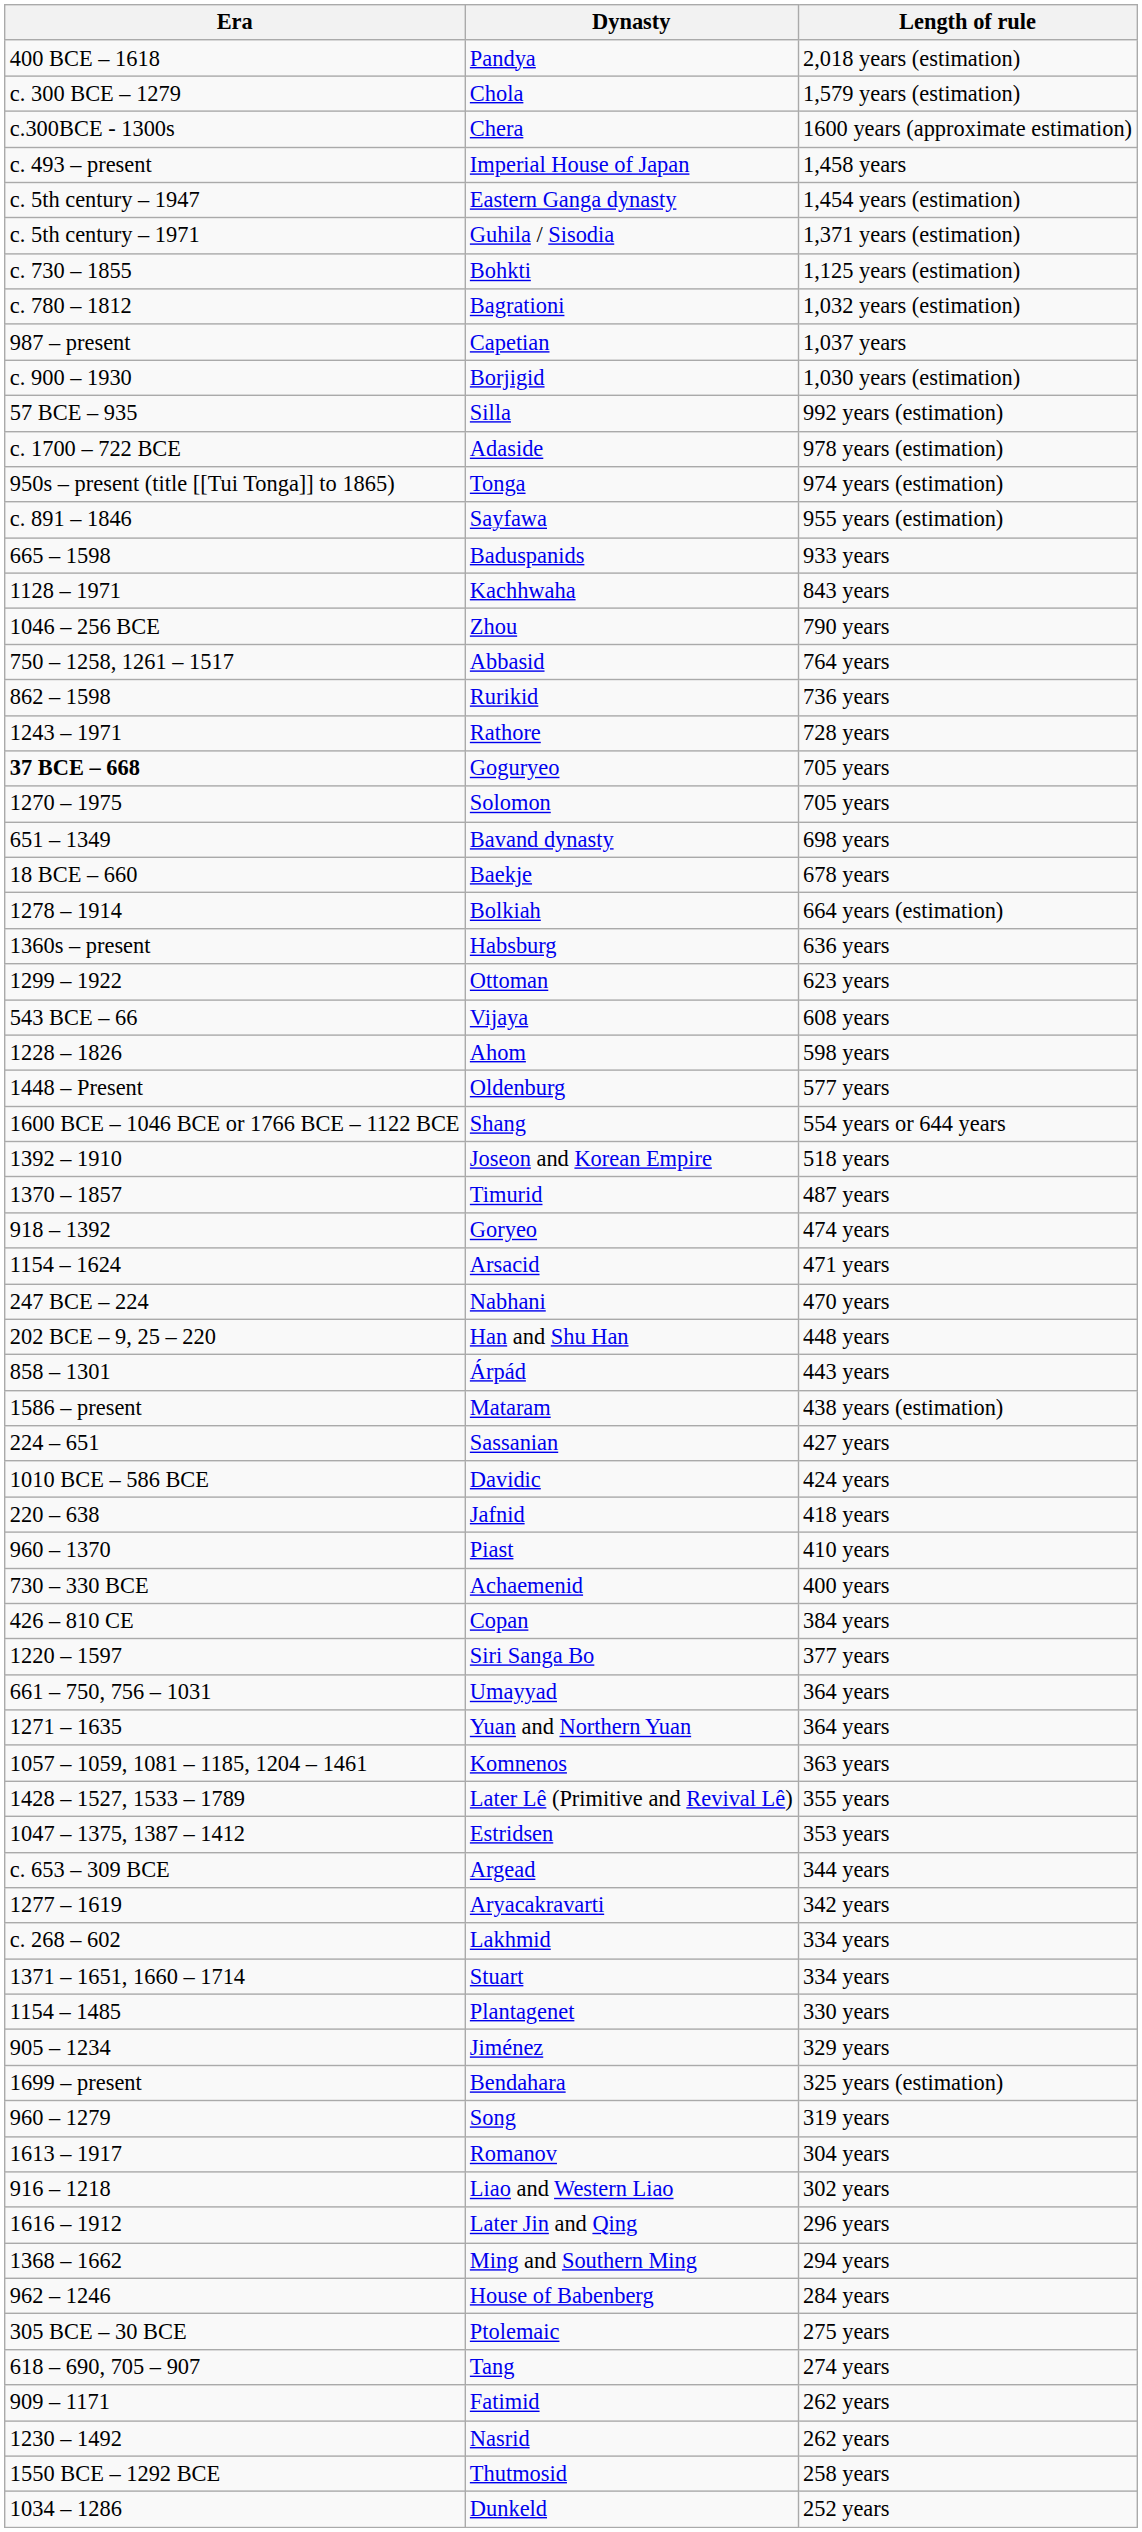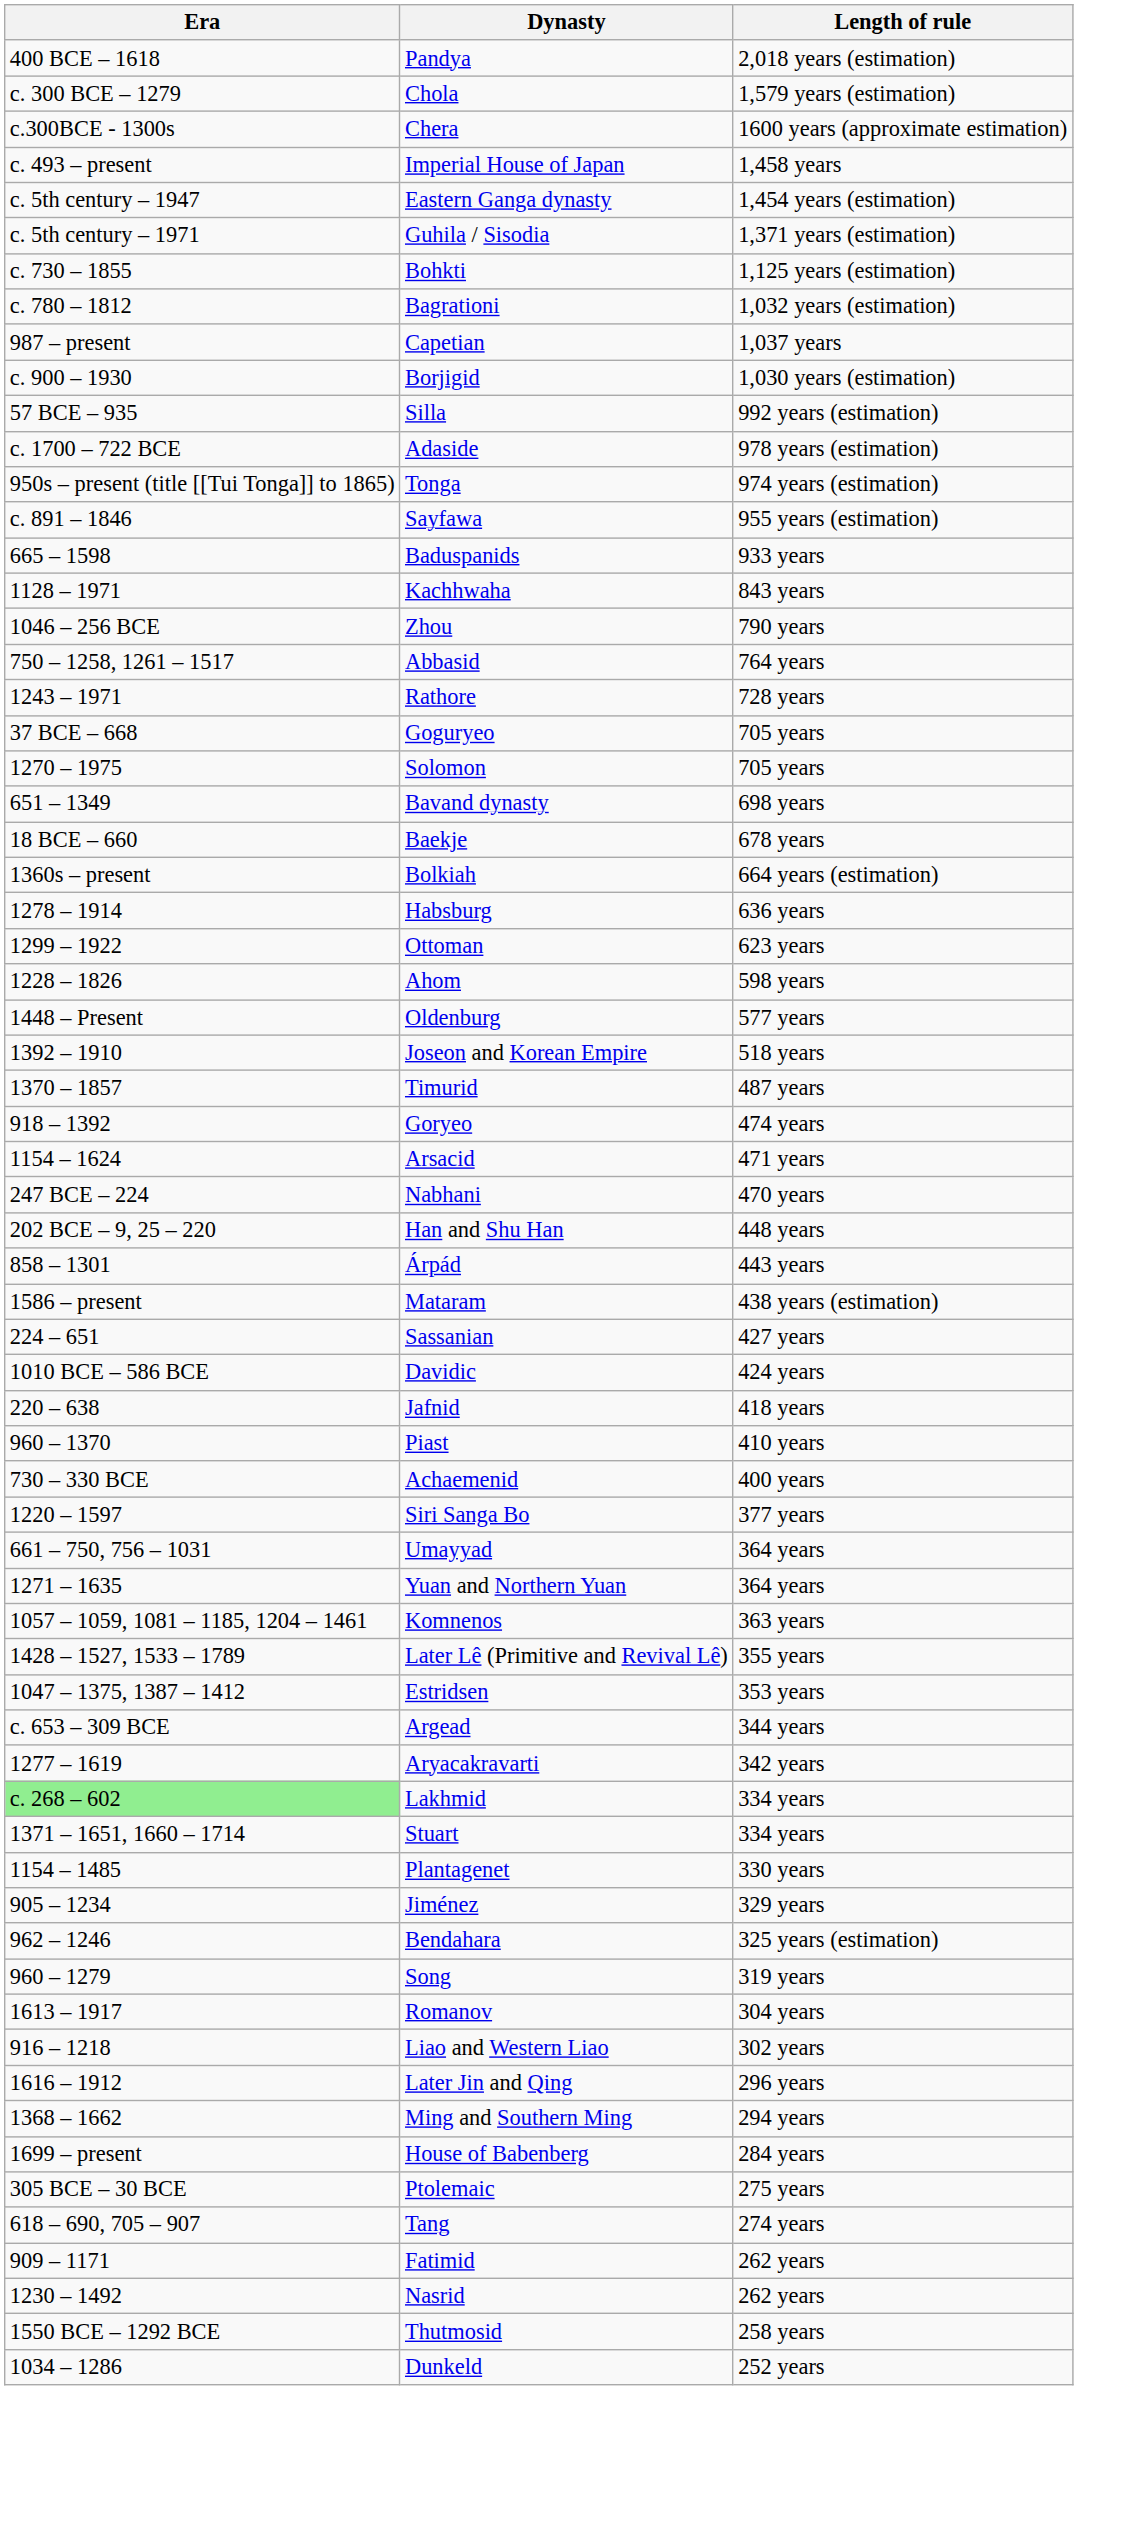- row: (504, 697)
(75, 768) bold -> (74, 732) normal
(66, 910) 1278 – 1914 -> (80, 874) 1360s – present
(80, 945) 1360s – present -> (66, 910) 1278 – 1914
- row: (499, 1016)
- row: (498, 1123)
- row: (499, 1620)
(65, 1940) no background -> (65, 1798) lightgreen background
(76, 2082) 1699 – present -> (60, 1940) 962 – 1246
(60, 2295) 962 – 1246 -> (76, 2153) 1699 – present
